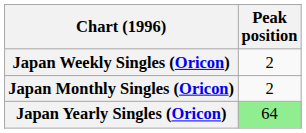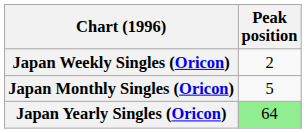(270, 88) 2 -> (270, 88) 5
